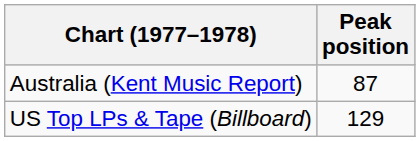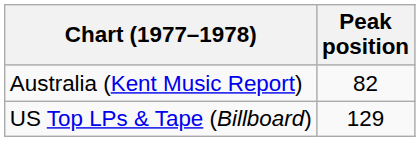(365, 82) 87 -> (365, 82) 82
